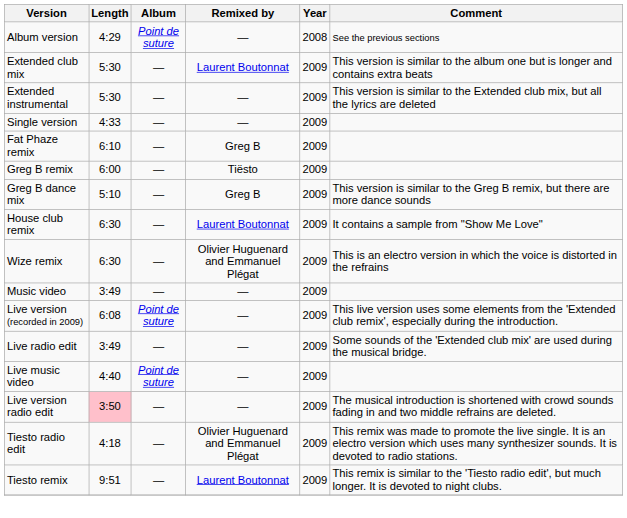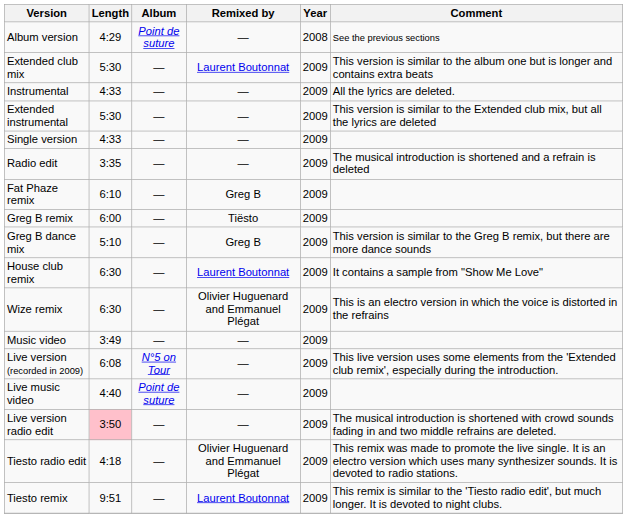+ row: (38, 91)
+ row: (32, 164)
(158, 315) Point de suture -> (159, 363) N°5 on Tour
- row: (42, 346)
